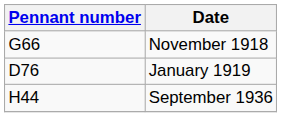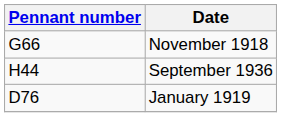rows swapped: (200, 71) <-> (211, 97)
